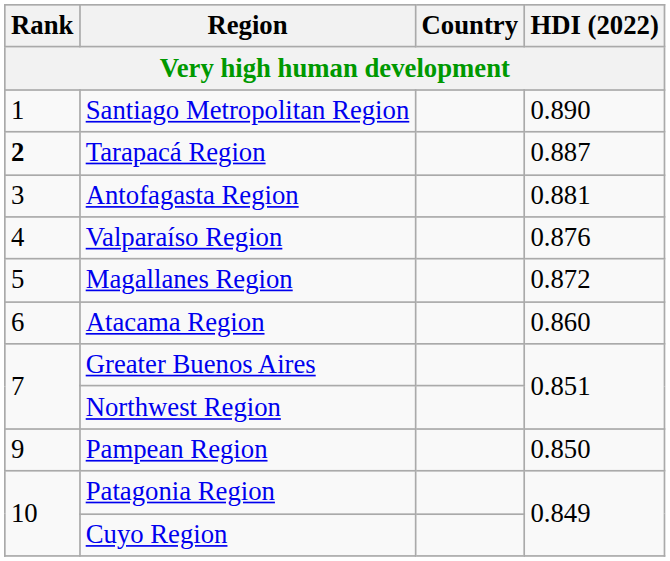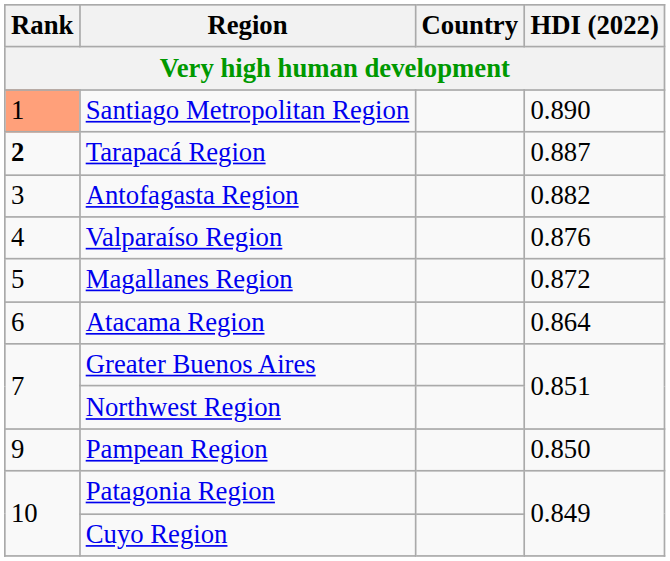(18, 110) no background -> (18, 110) lightsalmon background
(560, 195) 0.881 -> (560, 195) 0.882
(560, 322) 0.860 -> (560, 322) 0.864
